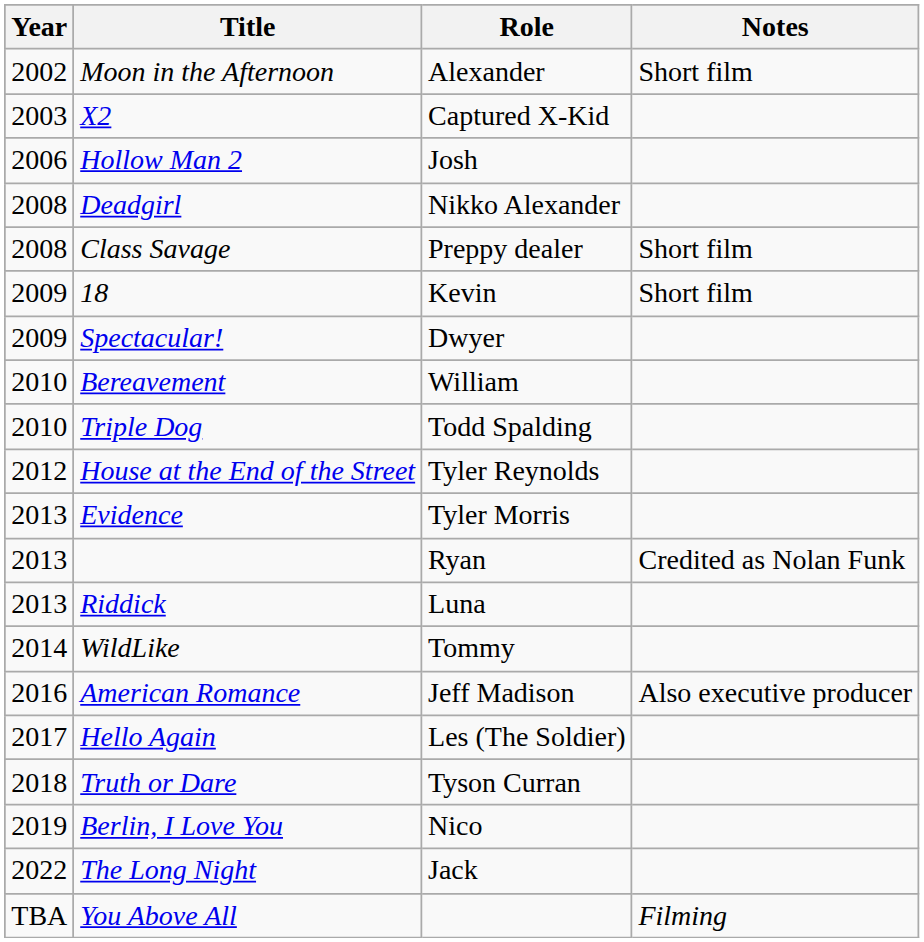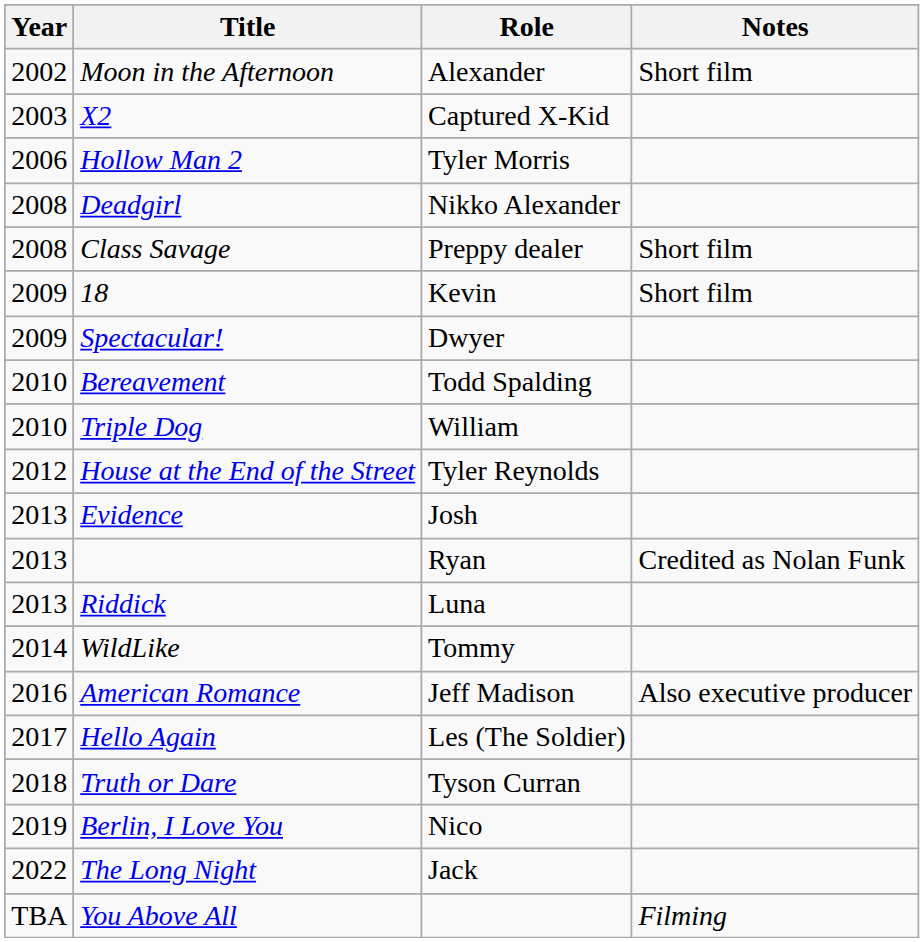(453, 159) Josh -> (499, 159) Tyler Morris
(473, 381) William -> (510, 381) Todd Spalding
(510, 426) Todd Spalding -> (473, 426) William
(499, 515) Tyler Morris -> (453, 515) Josh
